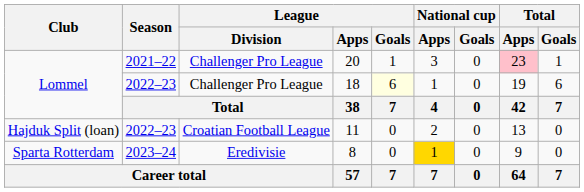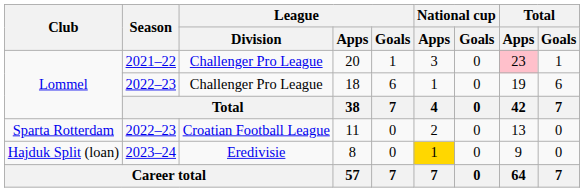(393, 84) lightyellow background -> (393, 84) no background
(63, 130) Hajduk Split (loan) -> (63, 130) Sparta Rotterdam
(63, 152) Sparta Rotterdam -> (63, 152) Hajduk Split (loan)
